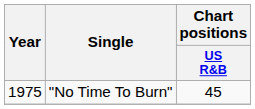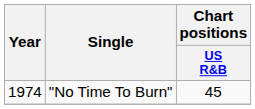(25, 92) 1975 -> (25, 92) 1974
